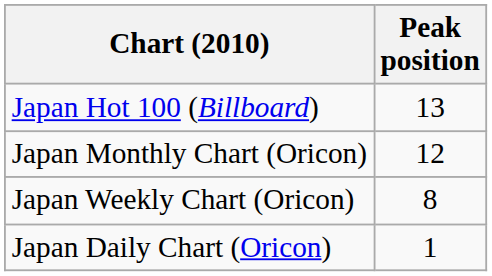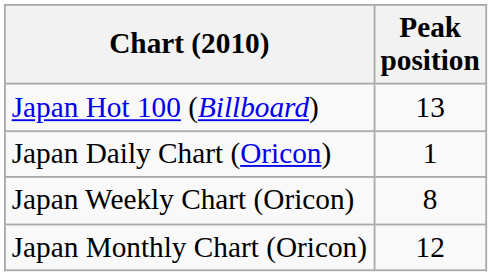rows swapped: (171, 246) <-> (189, 153)
